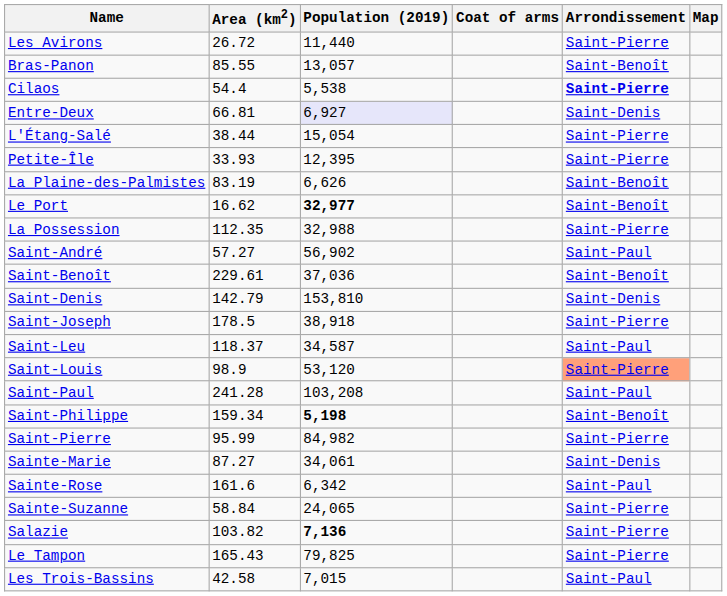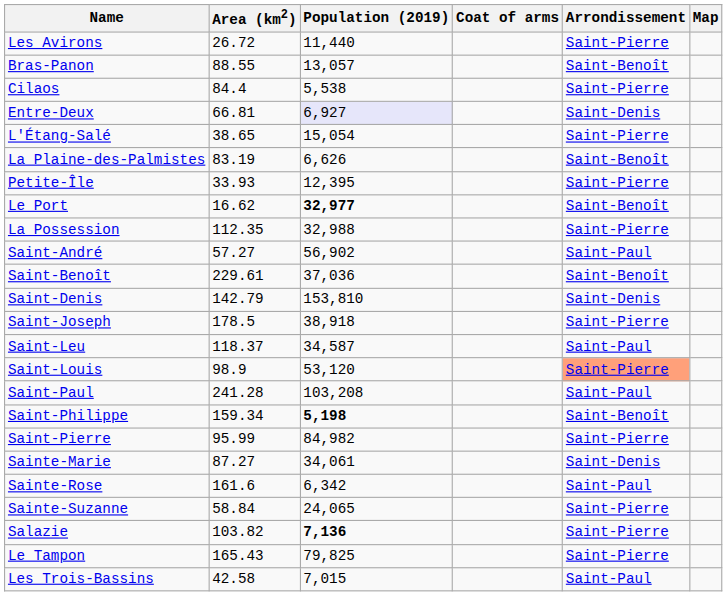(234, 66) 85.55 -> (234, 66) 88.55
(229, 90) 54.4 -> (229, 90) 84.4
(617, 90) bold -> (617, 90) normal
(234, 136) 38.44 -> (234, 136) 38.65
rows swapped: (51, 160) <-> (107, 183)
